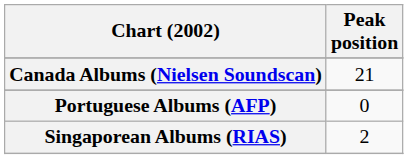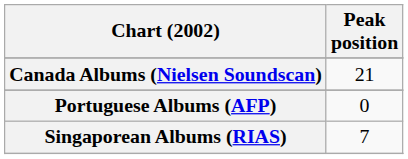(365, 136) 2 -> (365, 136) 7
